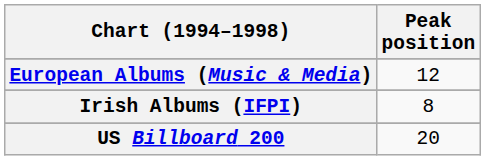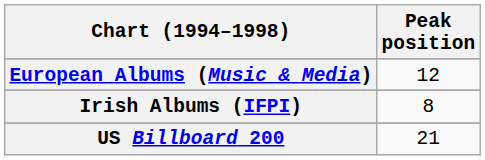(428, 138) 20 -> (428, 138) 21
